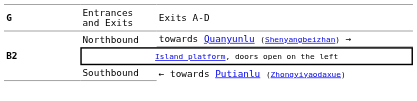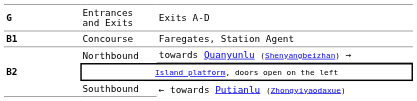+ row: (108, 39)
